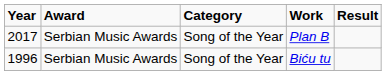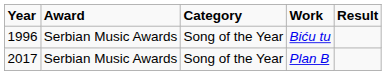rows swapped: (310, 58) <-> (309, 36)
